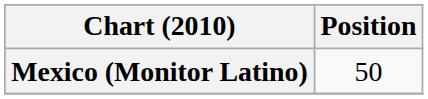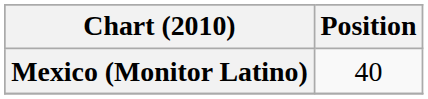(368, 70) 50 -> (368, 70) 40
